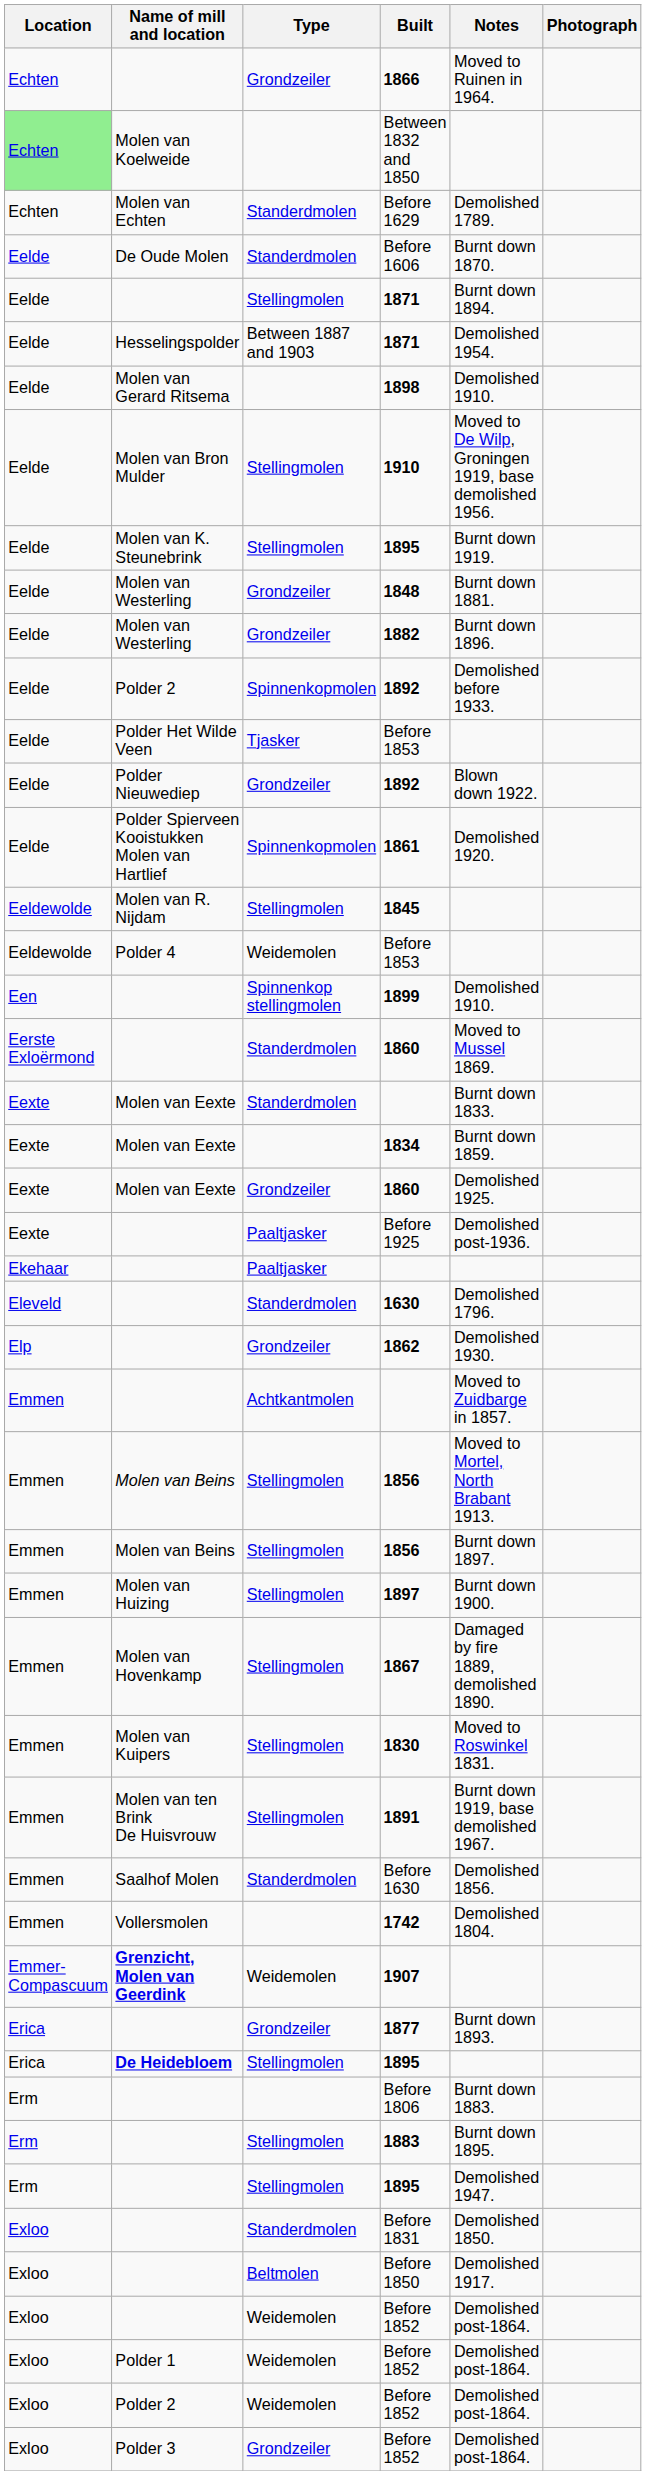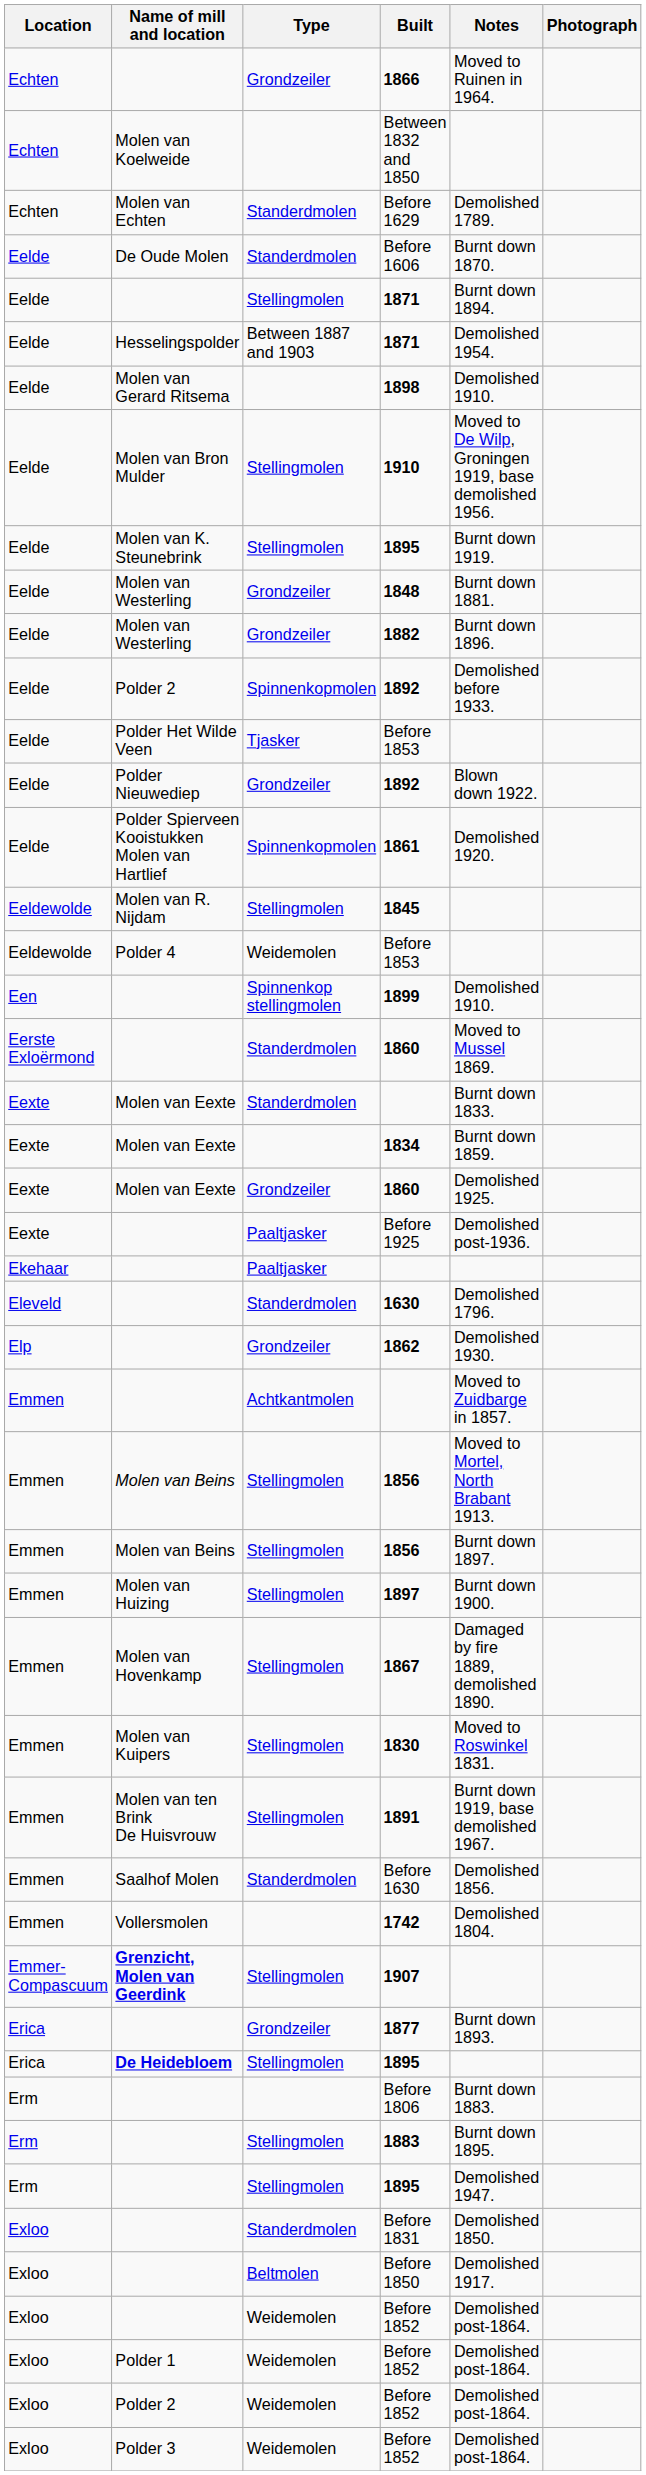(33, 150) lightgreen background -> (33, 150) no background
(292, 1976) Weidemolen -> (295, 1976) Stellingmolen
(289, 2449) Grondzeiler -> (292, 2449) Weidemolen
